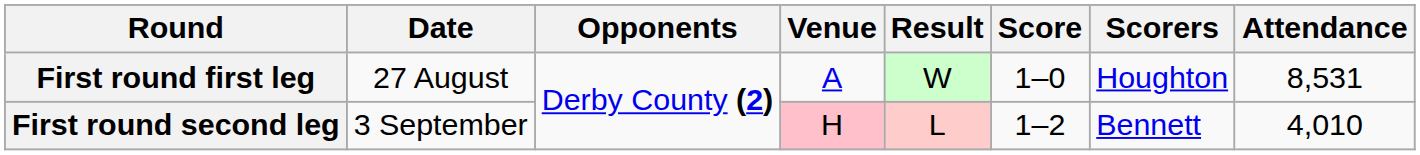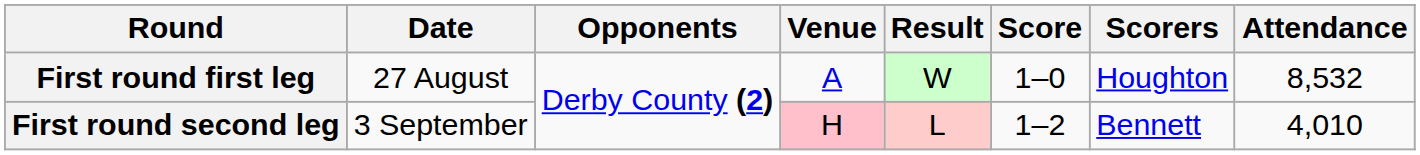(1325, 76) 8,531 -> (1325, 76) 8,532
